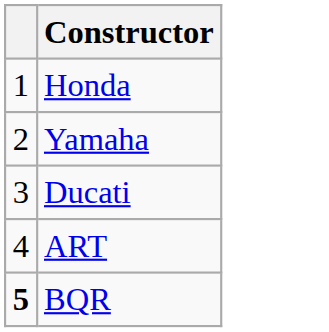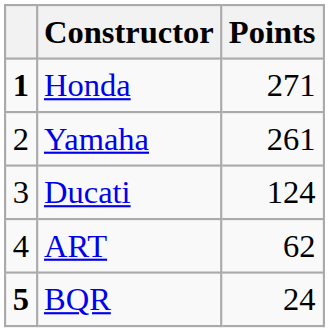+ column: (272, 31)
(21, 85) normal -> (21, 85) bold
